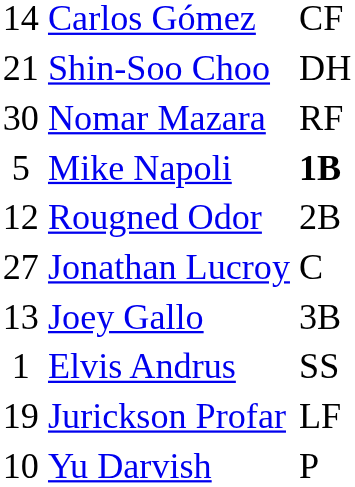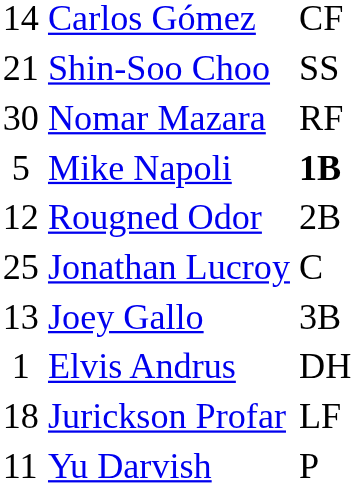(325, 68) DH -> (319, 68) SS
(21, 267) 27 -> (21, 267) 25
(319, 366) SS -> (325, 366) DH
(21, 416) 19 -> (21, 416) 18
(21, 465) 10 -> (20, 465) 11
